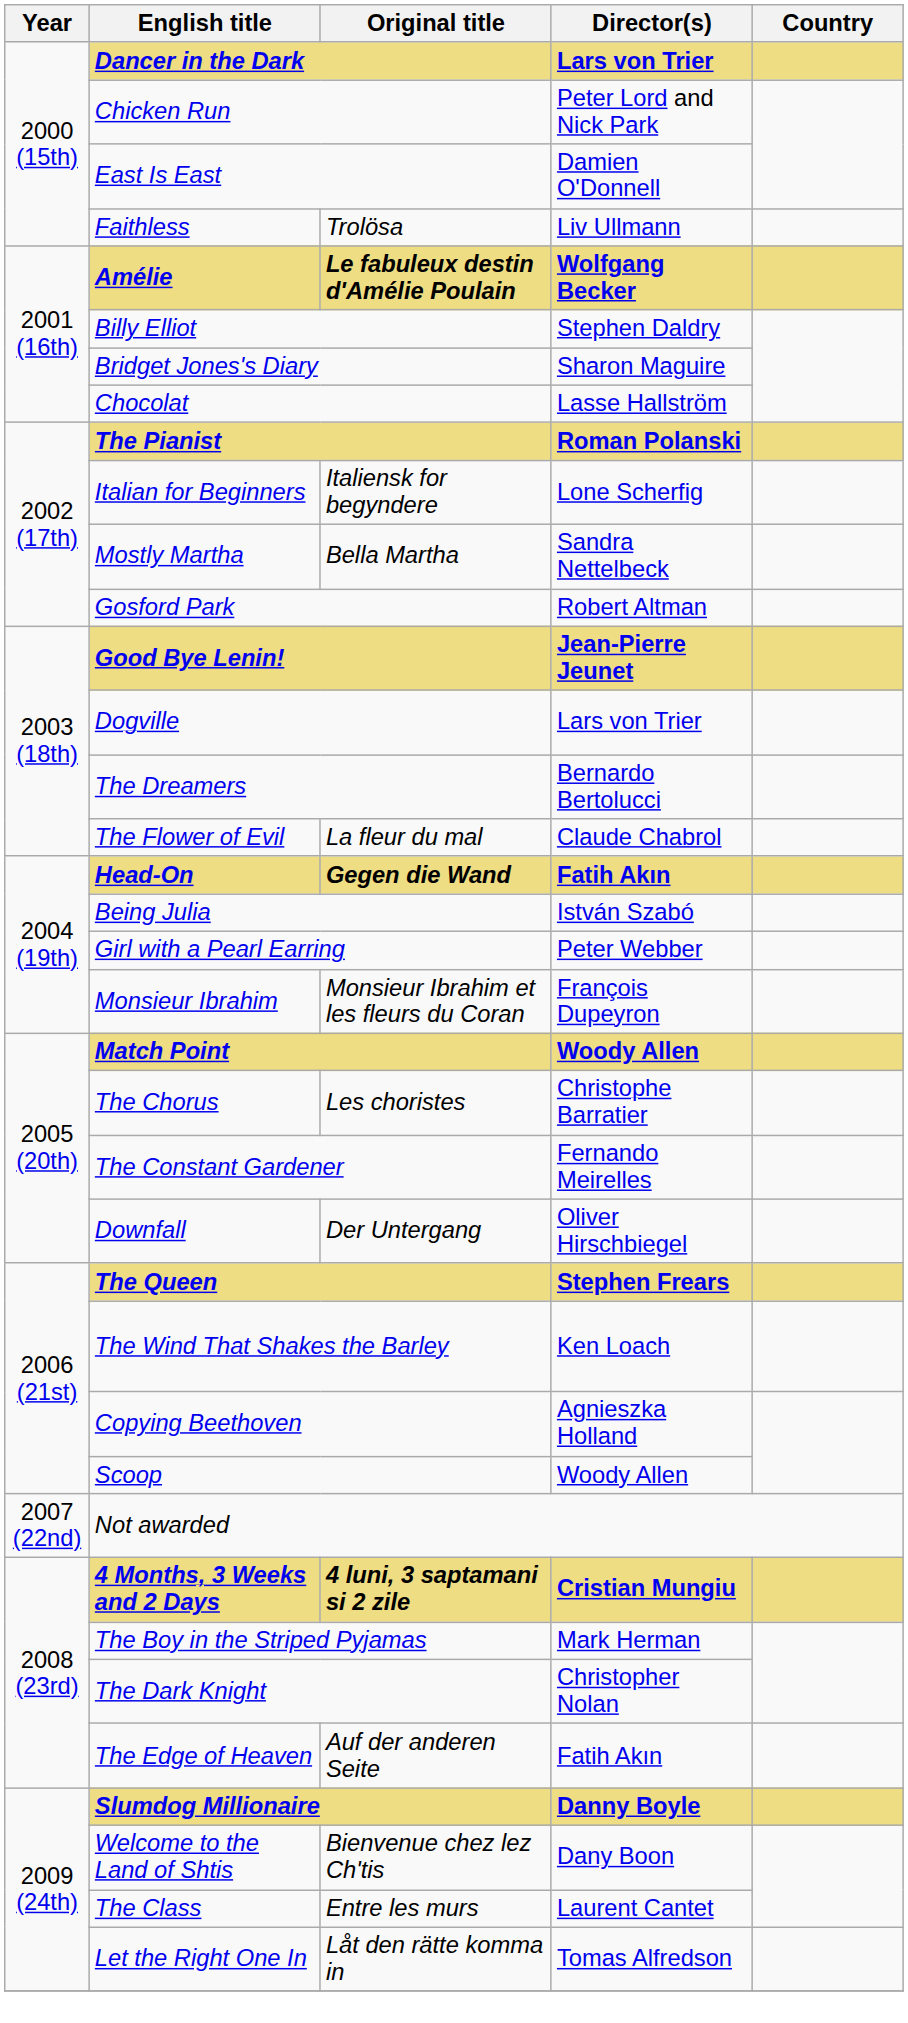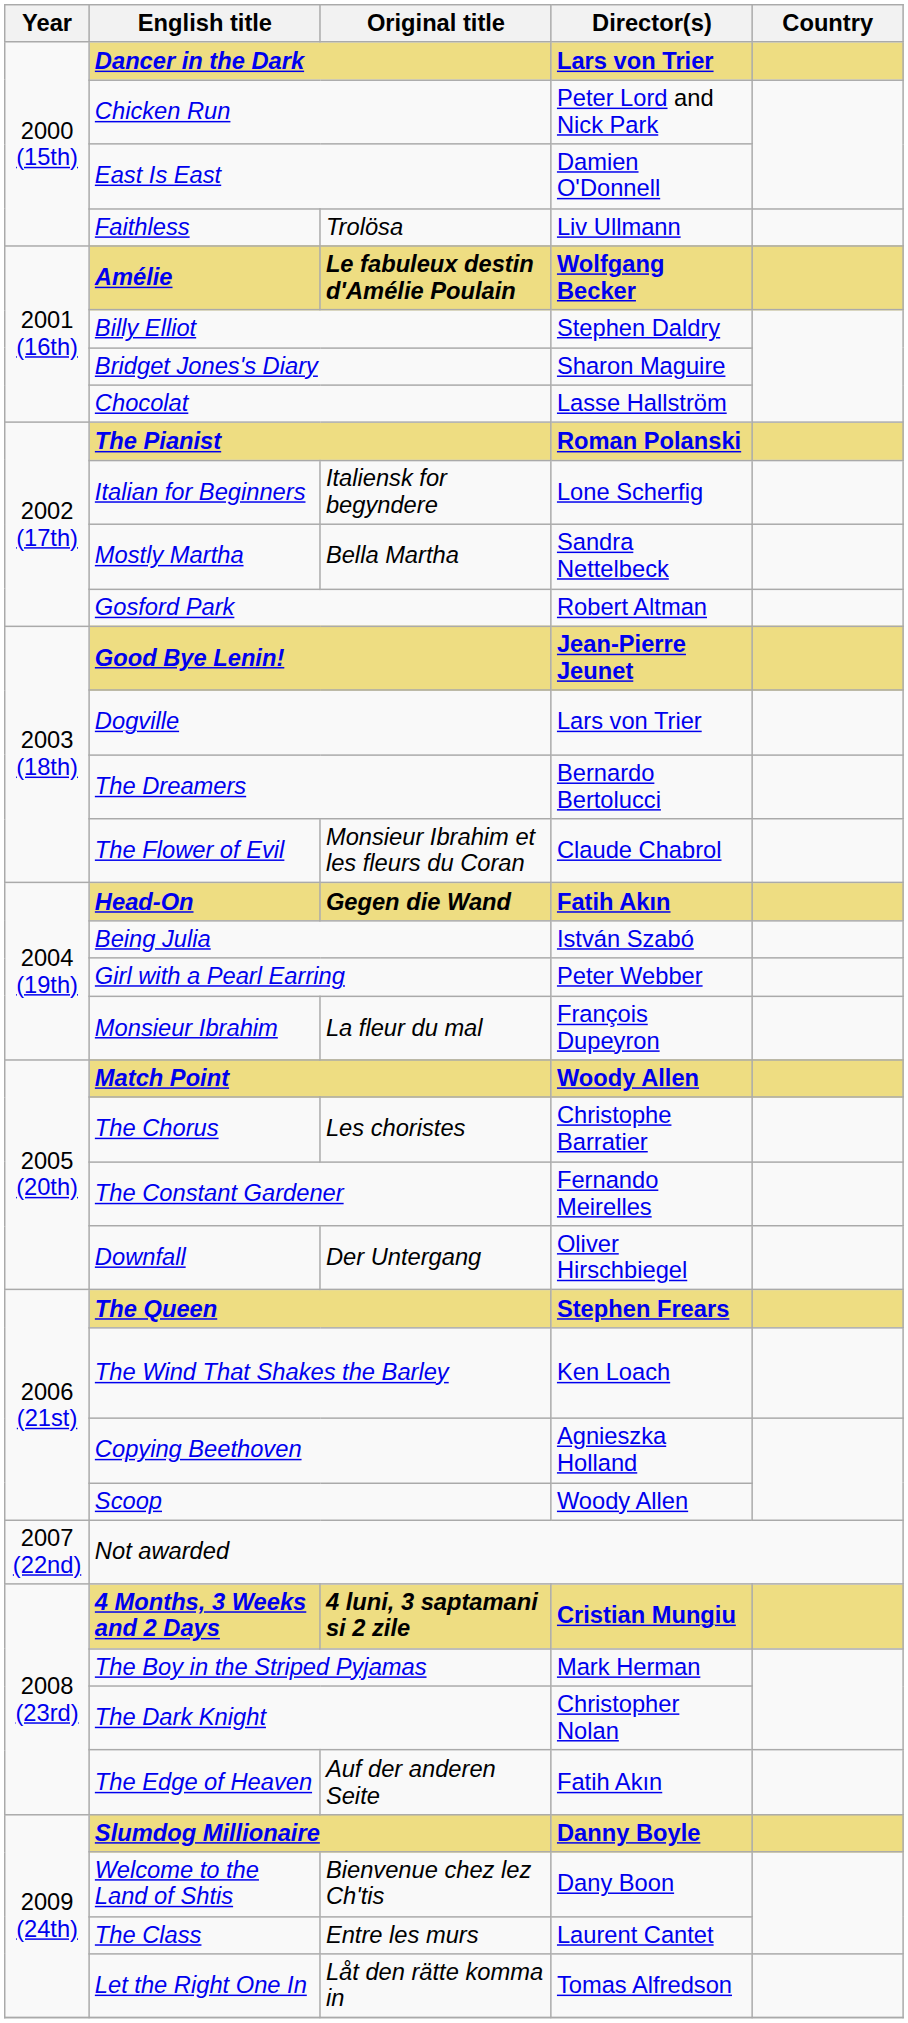(404, 837) La fleur du mal -> (431, 850) Monsieur Ibrahim et les fleurs du Coran
(431, 1000) Monsieur Ibrahim et les fleurs du Coran -> (404, 1027) La fleur du mal
